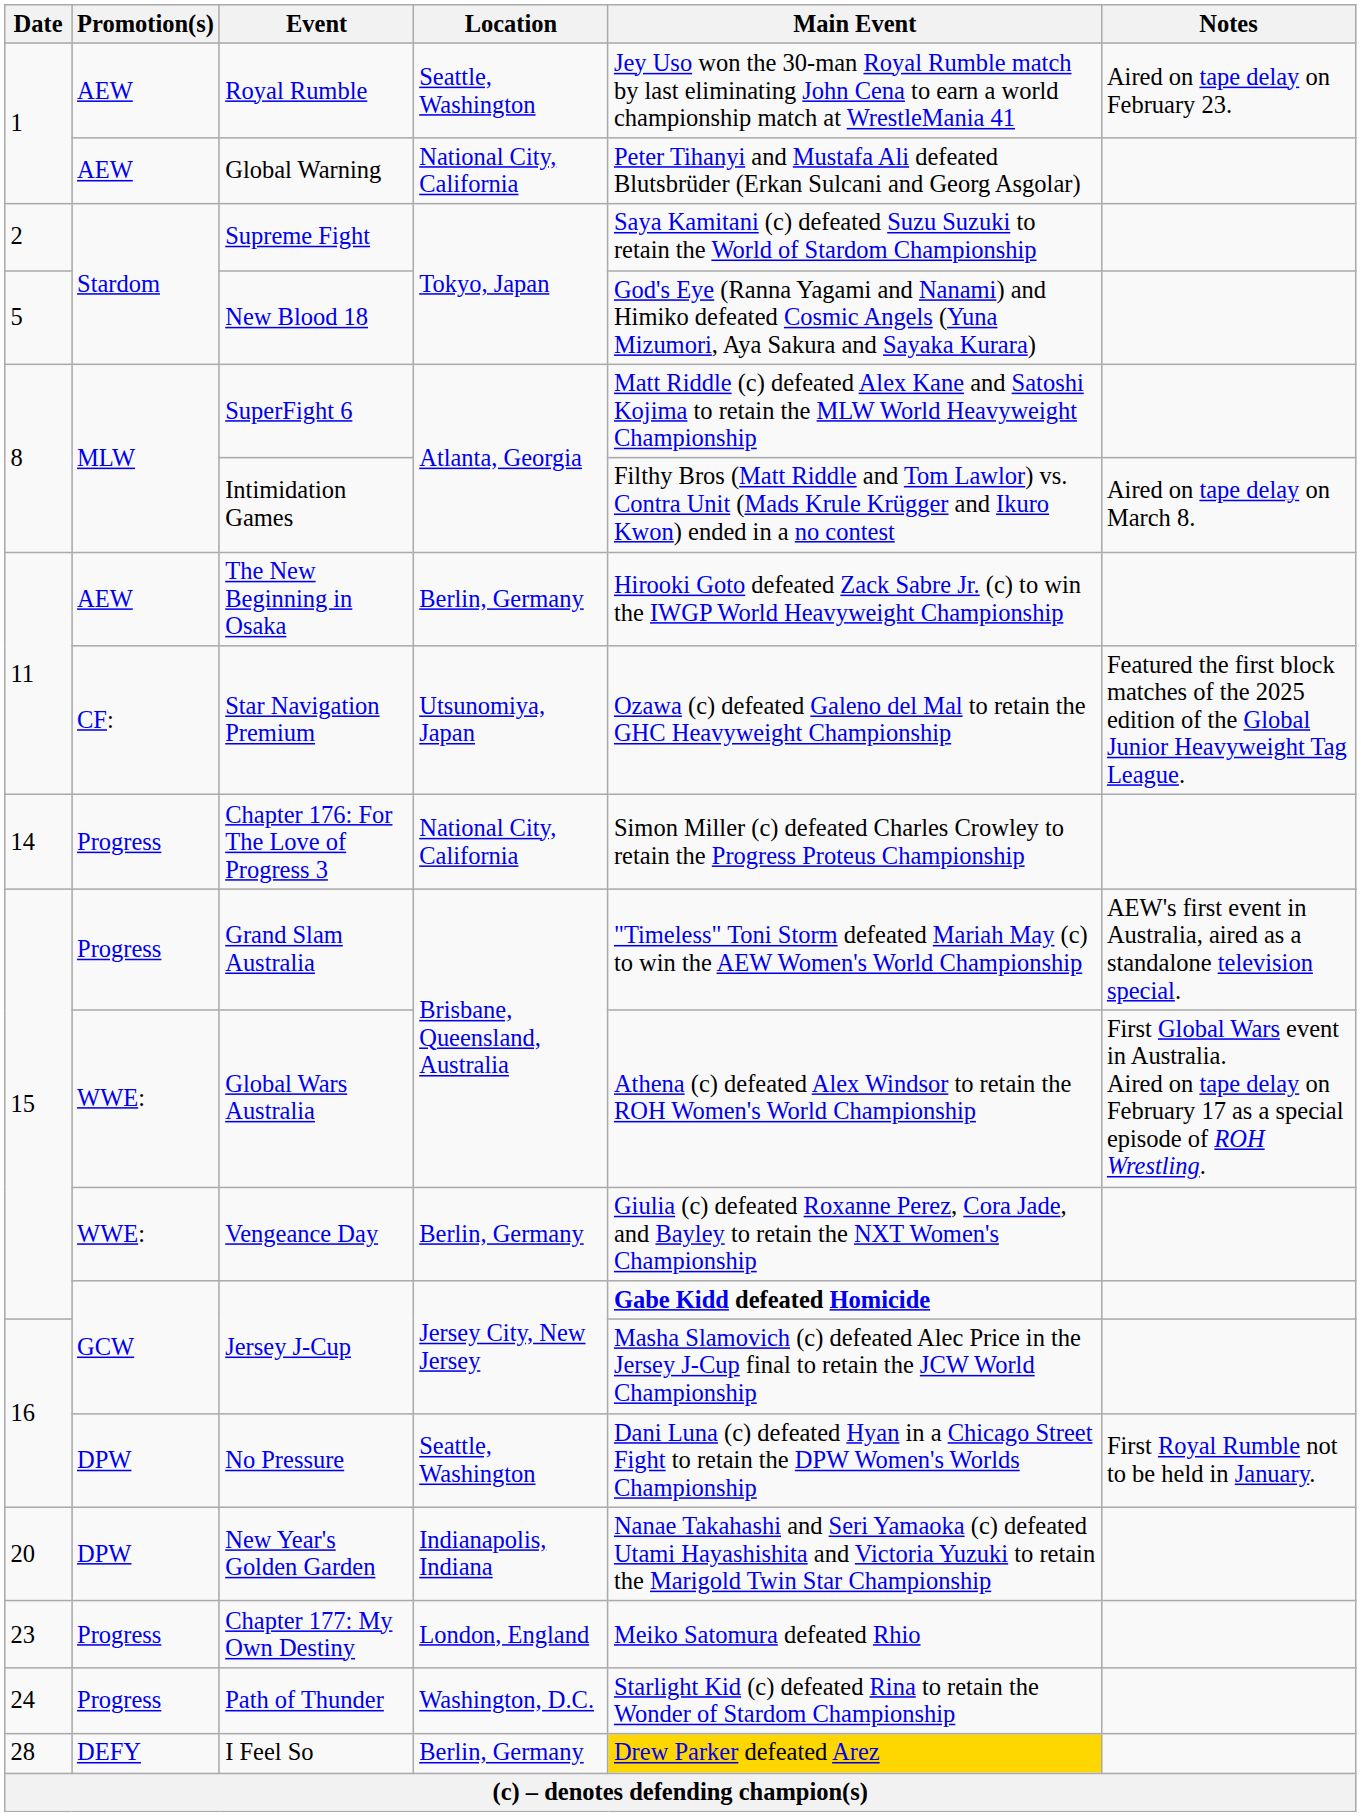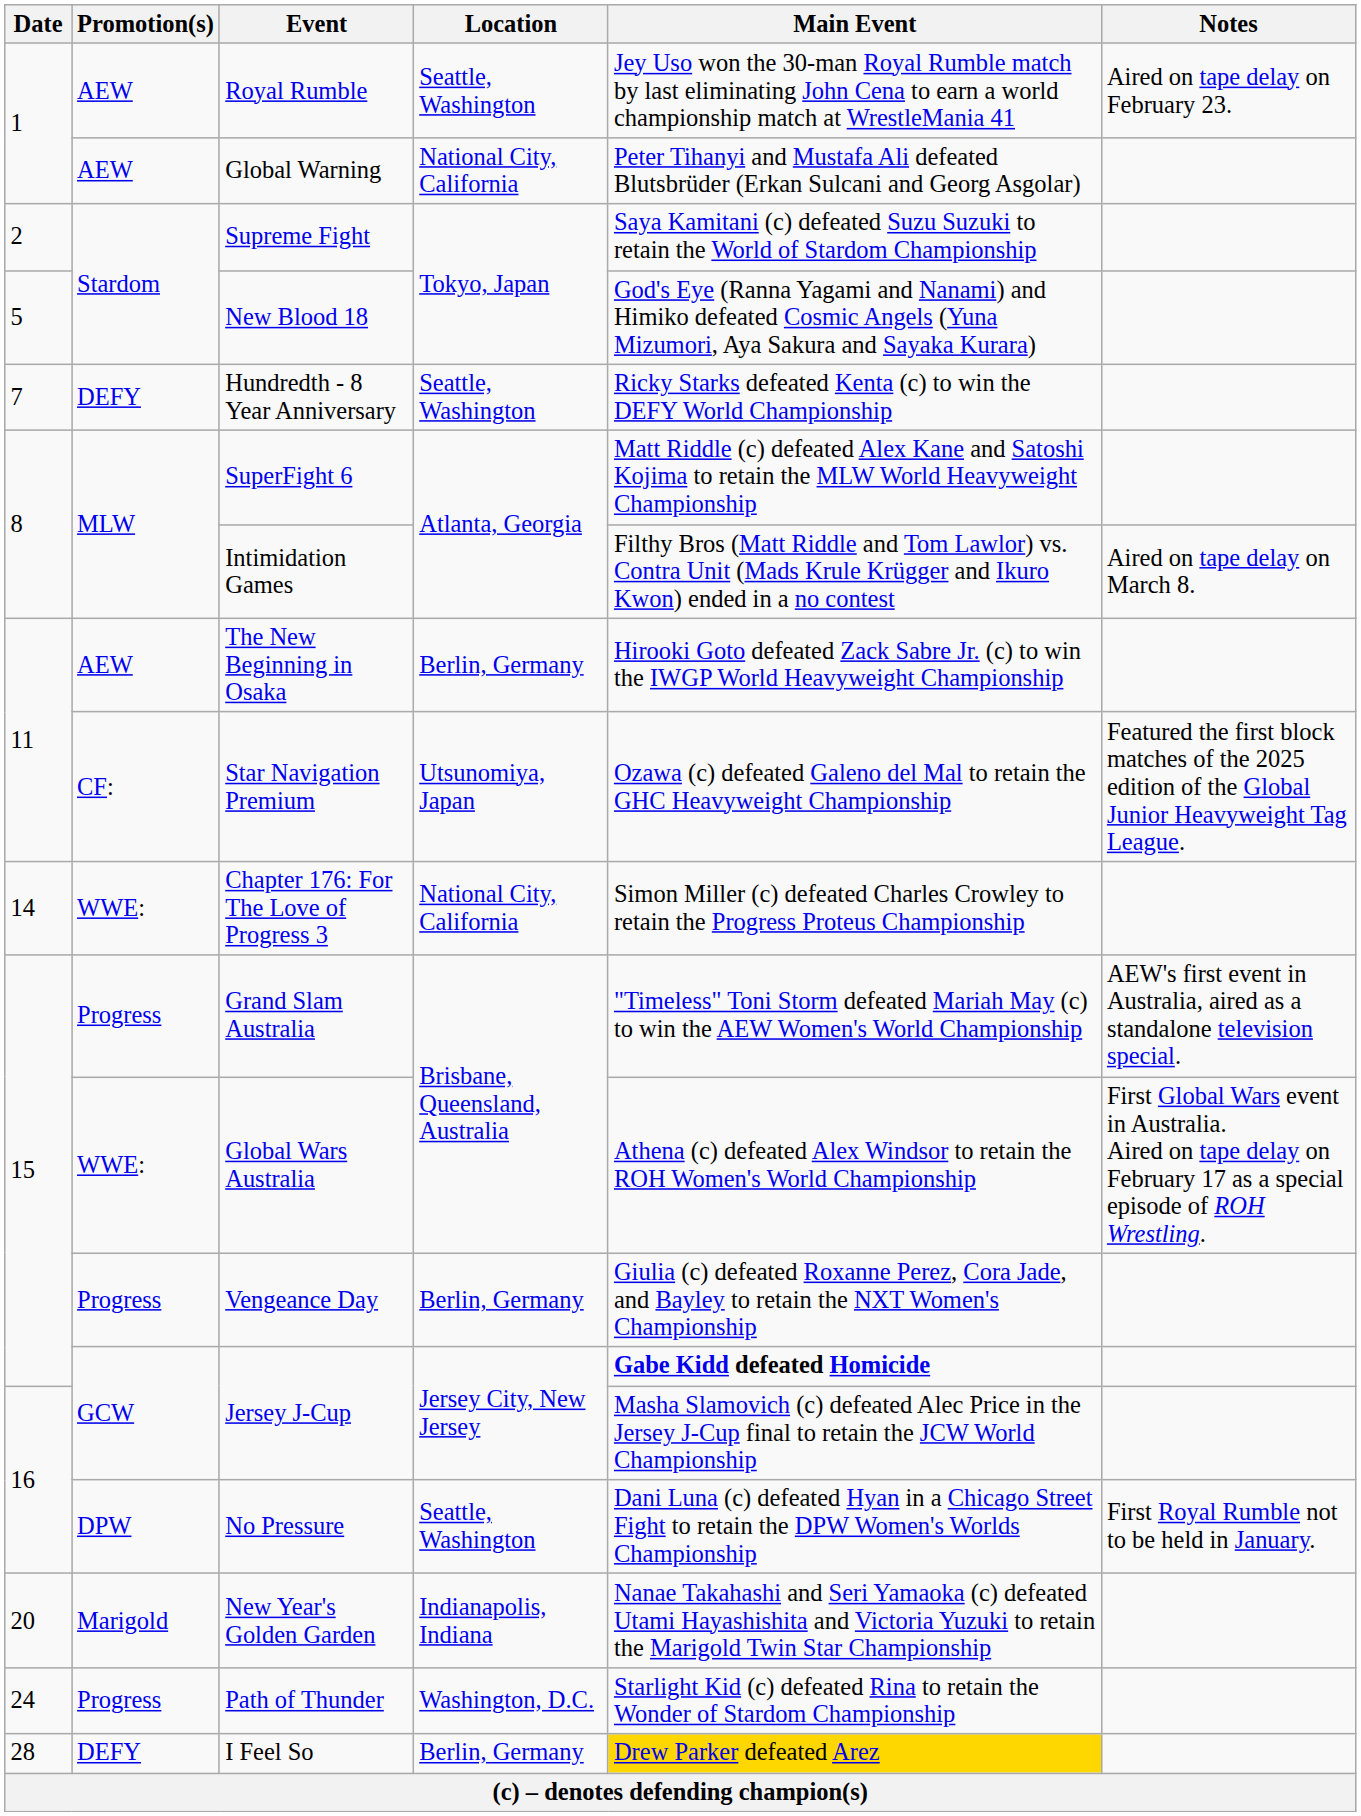+ row: (17, 397)
(119, 841) Progress -> (111, 907) WWE:
(111, 1233) WWE: -> (119, 1299) Progress
(104, 1553) DPW -> (123, 1620) Marigold
- row: (23, 1634)
